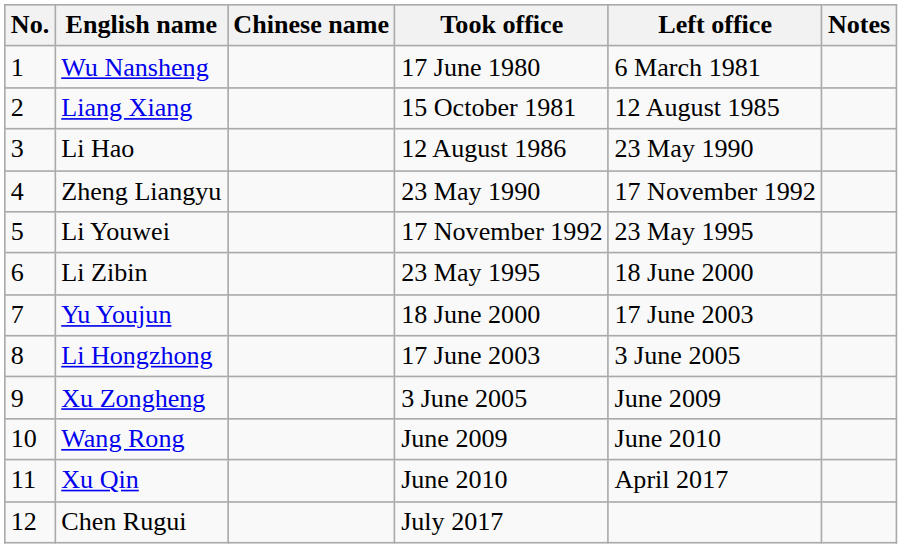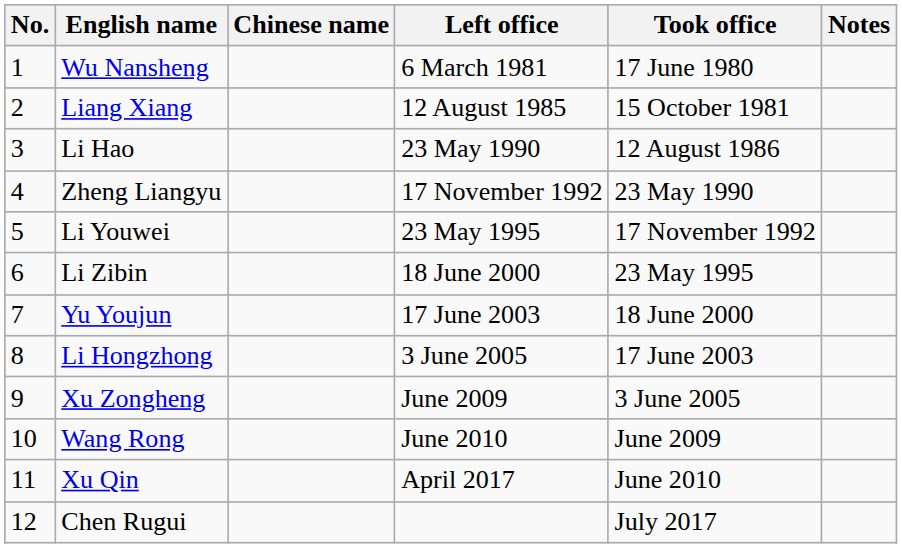columns swapped: (502, 25) <-> (715, 25)
